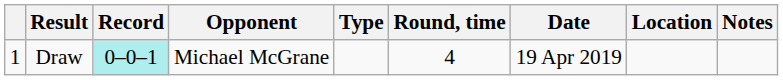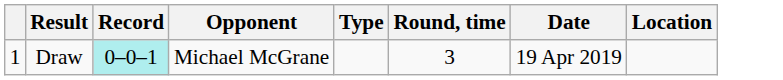- column: (747, 22)
(450, 57) 4 -> (450, 57) 3
